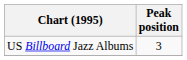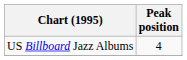(159, 45) 3 -> (159, 45) 4
